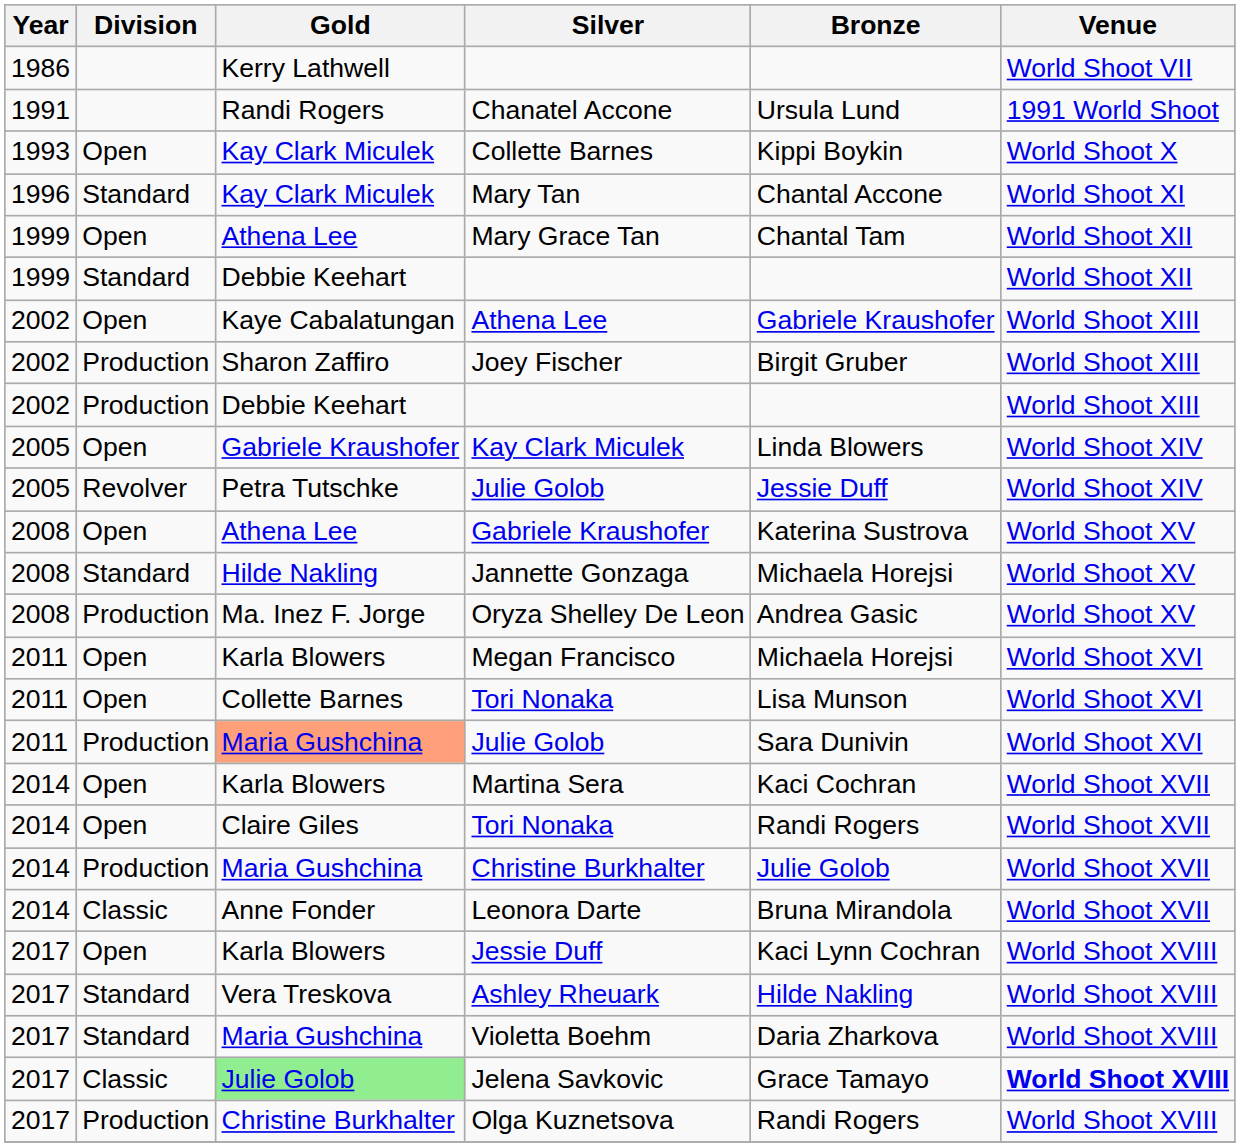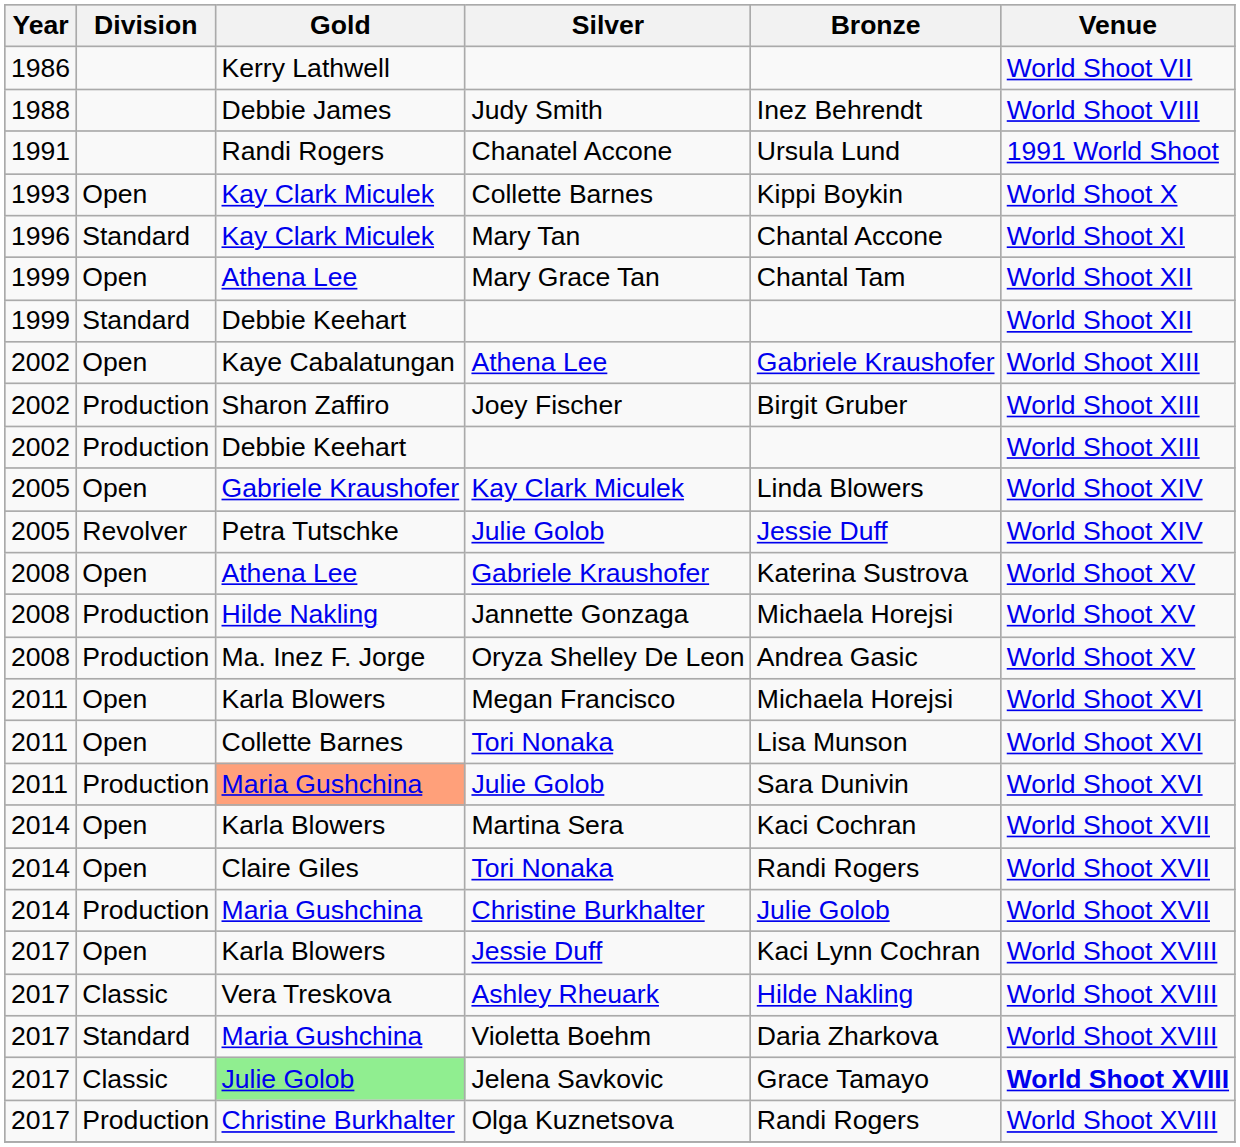+ row: (40, 109)
(136, 573) Standard -> (146, 615) Production
- row: (40, 910)
(136, 994) Standard -> (125, 994) Classic
